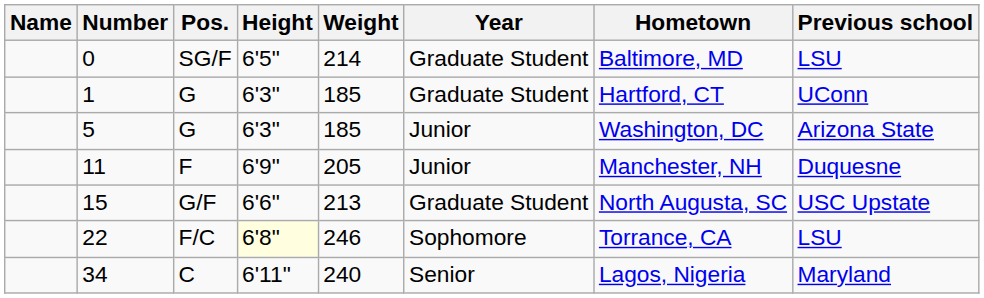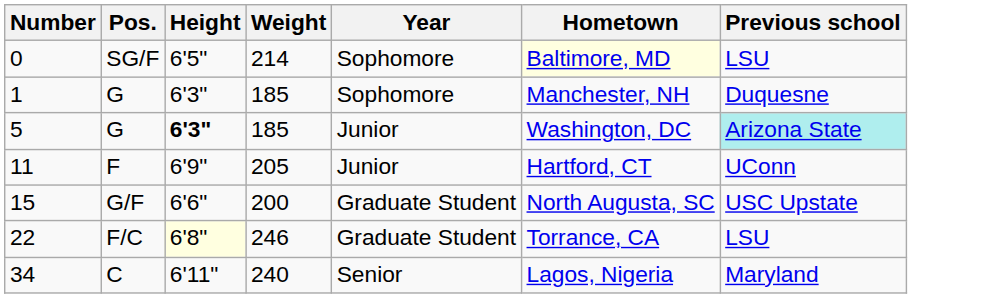- column: (41, 22)
(499, 58) Graduate Student -> (395, 58) Sophomore
(671, 58) no background -> (599, 58) lightyellow background
(499, 94) Graduate Student -> (395, 94) Sophomore
(661, 94) Hartford, CT -> (608, 94) Manchester, NH
(833, 94) UConn -> (777, 94) Duquesne
(261, 130) normal -> (190, 130) bold
(866, 130) no background -> (793, 130) paleturquoise background
(680, 166) Manchester, NH -> (589, 166) Hartford, CT
(849, 166) Duquesne -> (761, 166) UConn
(342, 202) 213 -> (270, 202) 200
(468, 238) Sophomore -> (426, 238) Graduate Student
